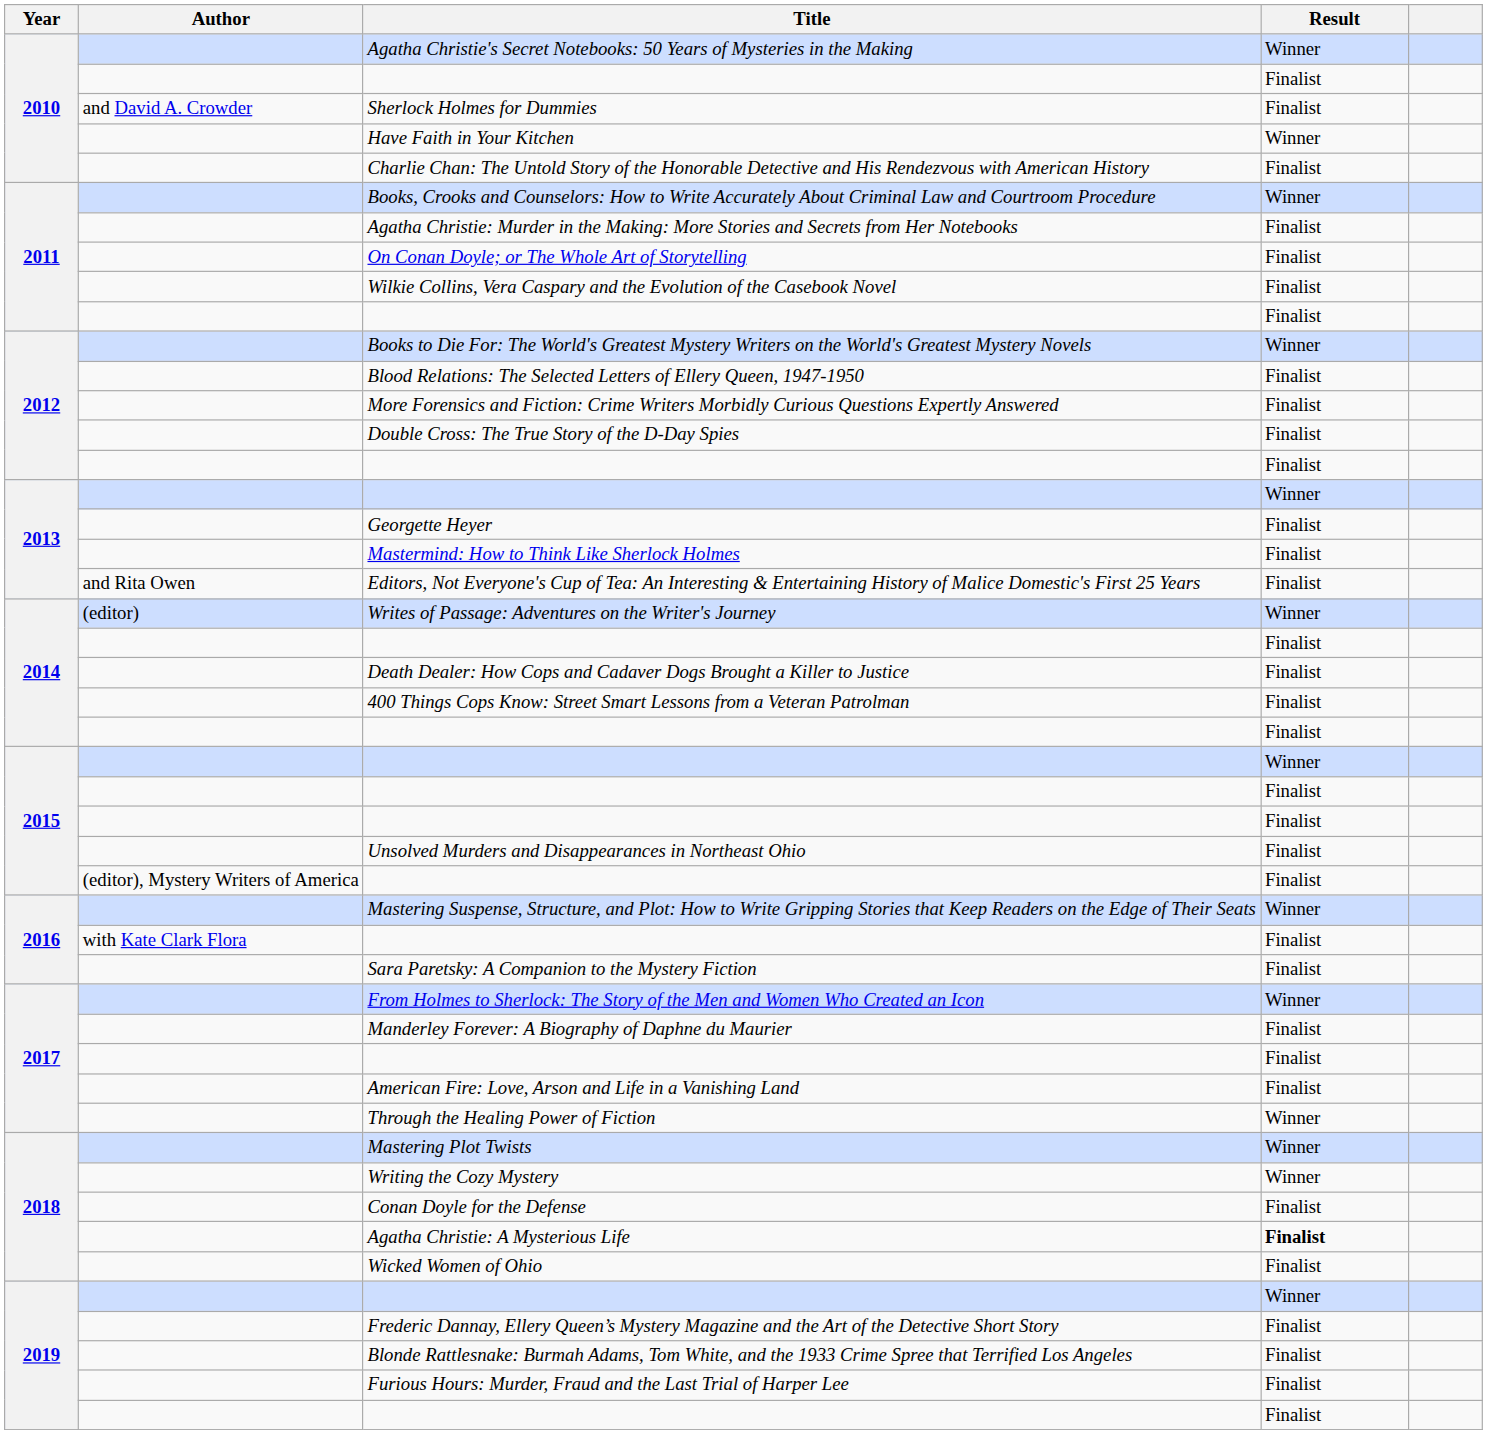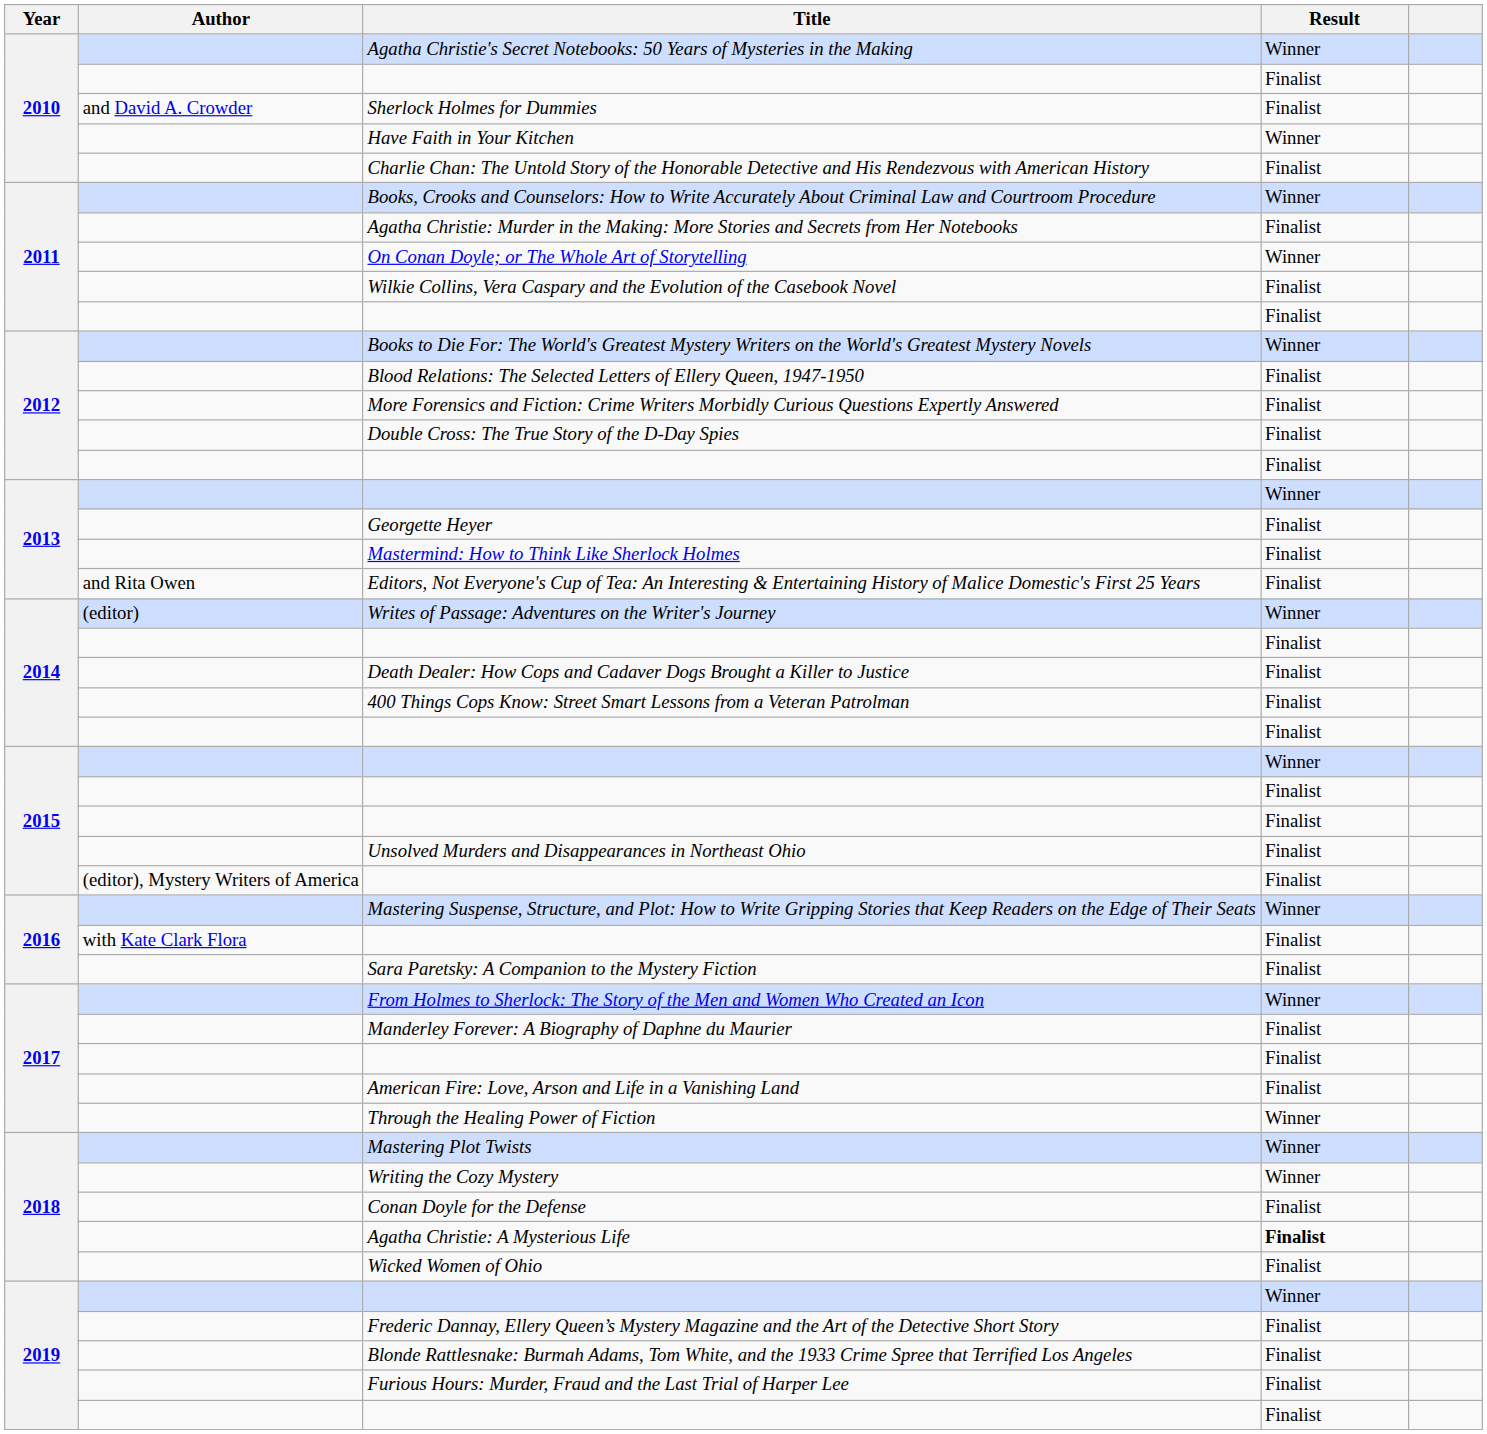(1293, 256) Finalist -> (1293, 256) Winner
